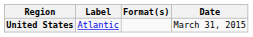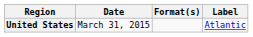columns swapped: (210, 11) <-> (98, 11)
